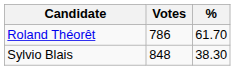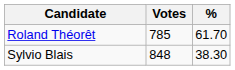(160, 34) 786 -> (160, 34) 785
